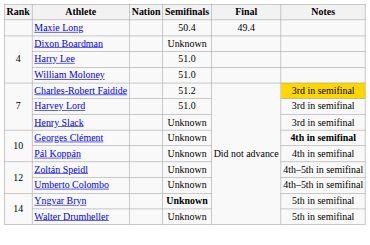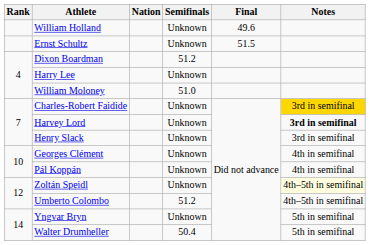- row: (59, 28)
+ row: (68, 28)
+ row: (61, 43)
(187, 43) Unknown -> (187, 59) 51.2
(187, 59) 51.0 -> (187, 75) Unknown
(187, 91) 51.2 -> (187, 106) Unknown
(187, 106) 51.0 -> (187, 122) Unknown
(323, 106) normal -> (323, 122) bold
(323, 138) bold -> (323, 153) normal
(323, 169) no background -> (323, 185) lightyellow background
(187, 185) Unknown -> (187, 201) 51.2
(187, 201) bold -> (187, 216) normal
(187, 216) Unknown -> (187, 232) 50.4
